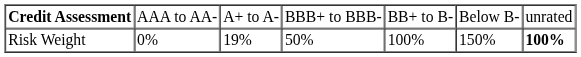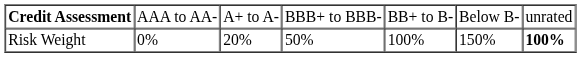(238, 40) 19% -> (238, 40) 20%
